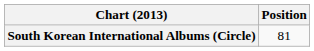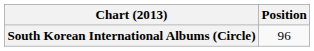(284, 35) 81 -> (284, 35) 96
